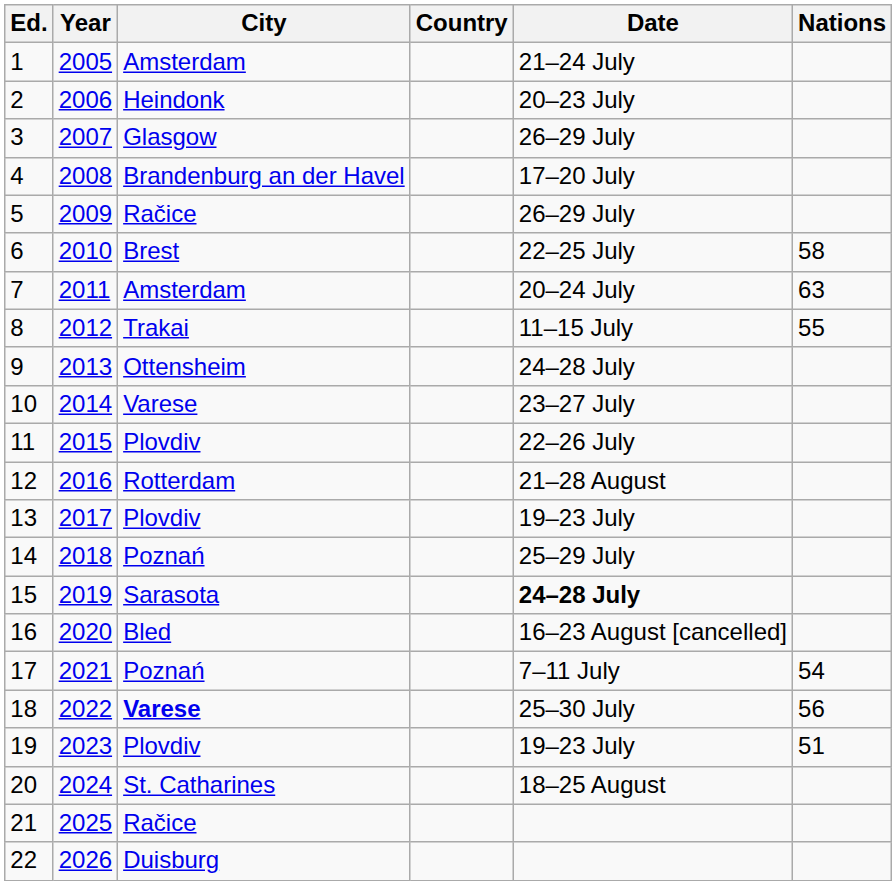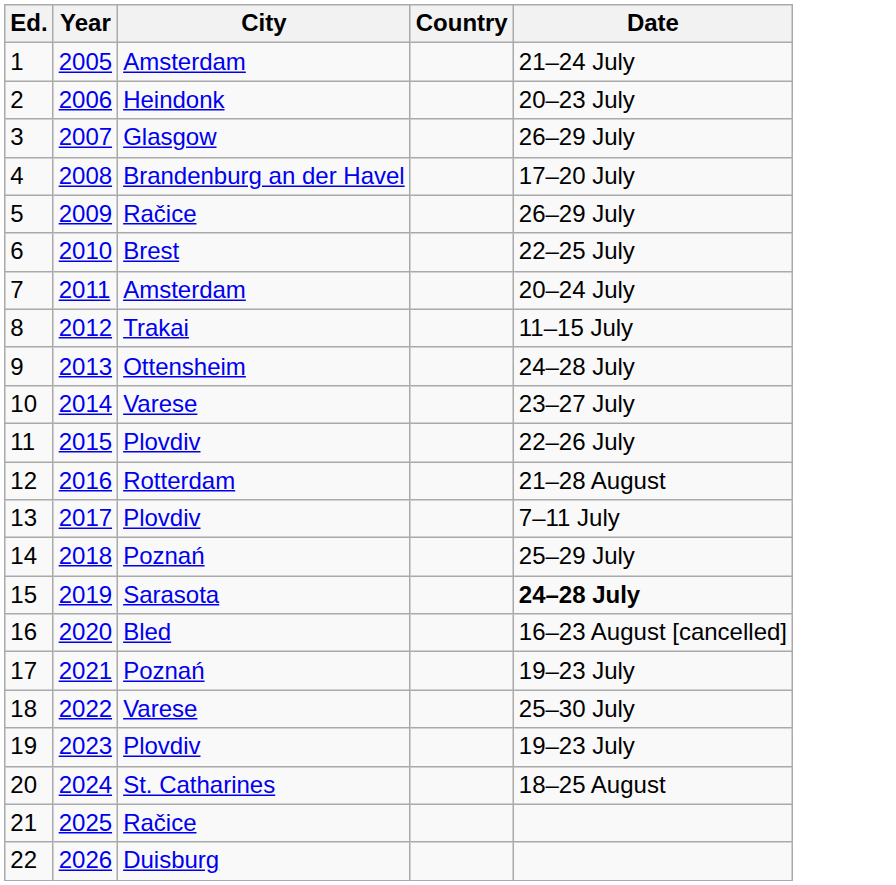- column: (842, 23)
(577, 518) 19–23 July -> (569, 518) 7–11 July
(569, 670) 7–11 July -> (577, 670) 19–23 July
(162, 708) bold -> (160, 708) normal
